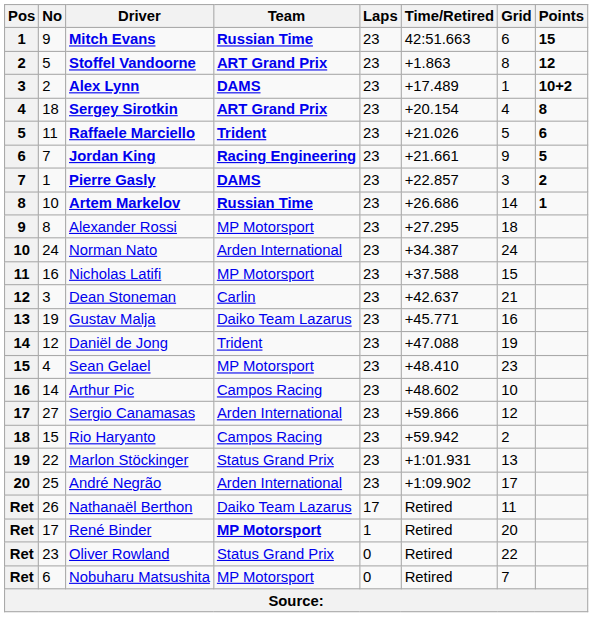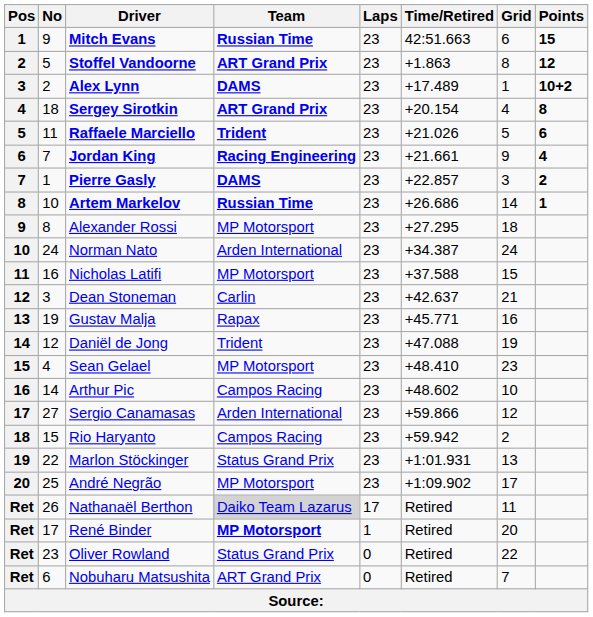(543, 156) 5 -> (543, 156) 4
(284, 320) Daiko Team Lazarus -> (238, 320) Rapax
(279, 483) Arden International -> (265, 483) MP Motorsport
(284, 507) no background -> (284, 507) lightgrey background
(265, 577) MP Motorsport -> (269, 577) ART Grand Prix
